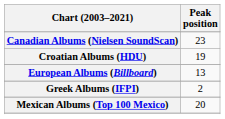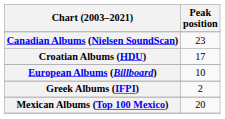(200, 56) 19 -> (200, 56) 17
(200, 72) 13 -> (200, 72) 10
